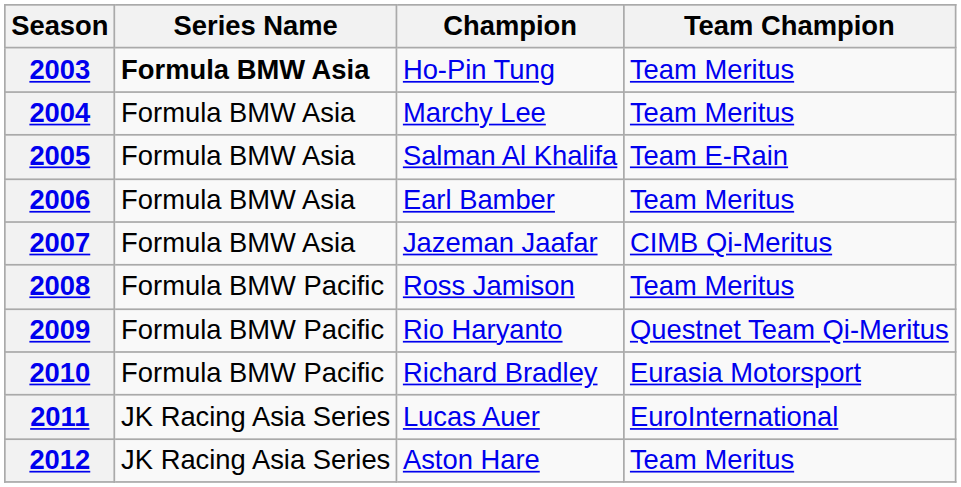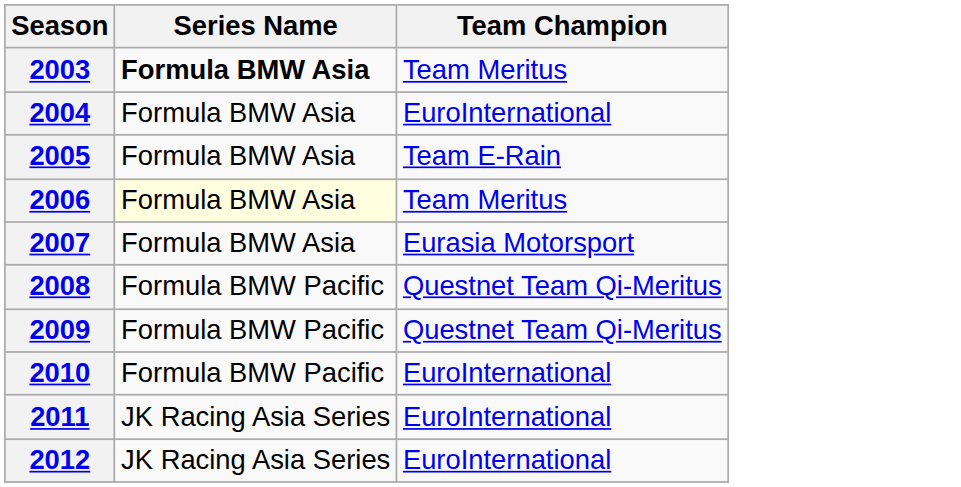- column: (510, 26)
(712, 112) Team Meritus -> (507, 112) EuroInternational
(238, 199) no background -> (238, 199) lightyellow background
(731, 243) CIMB Qi-Meritus -> (518, 243) Eurasia Motorsport
(712, 286) Team Meritus -> (562, 286) Questnet Team Qi-Meritus
(746, 373) Eurasia Motorsport -> (507, 373) EuroInternational
(712, 460) Team Meritus -> (507, 460) EuroInternational
